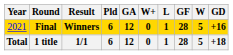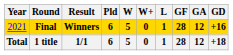columns swapped: (200, 12) <-> (129, 12)
